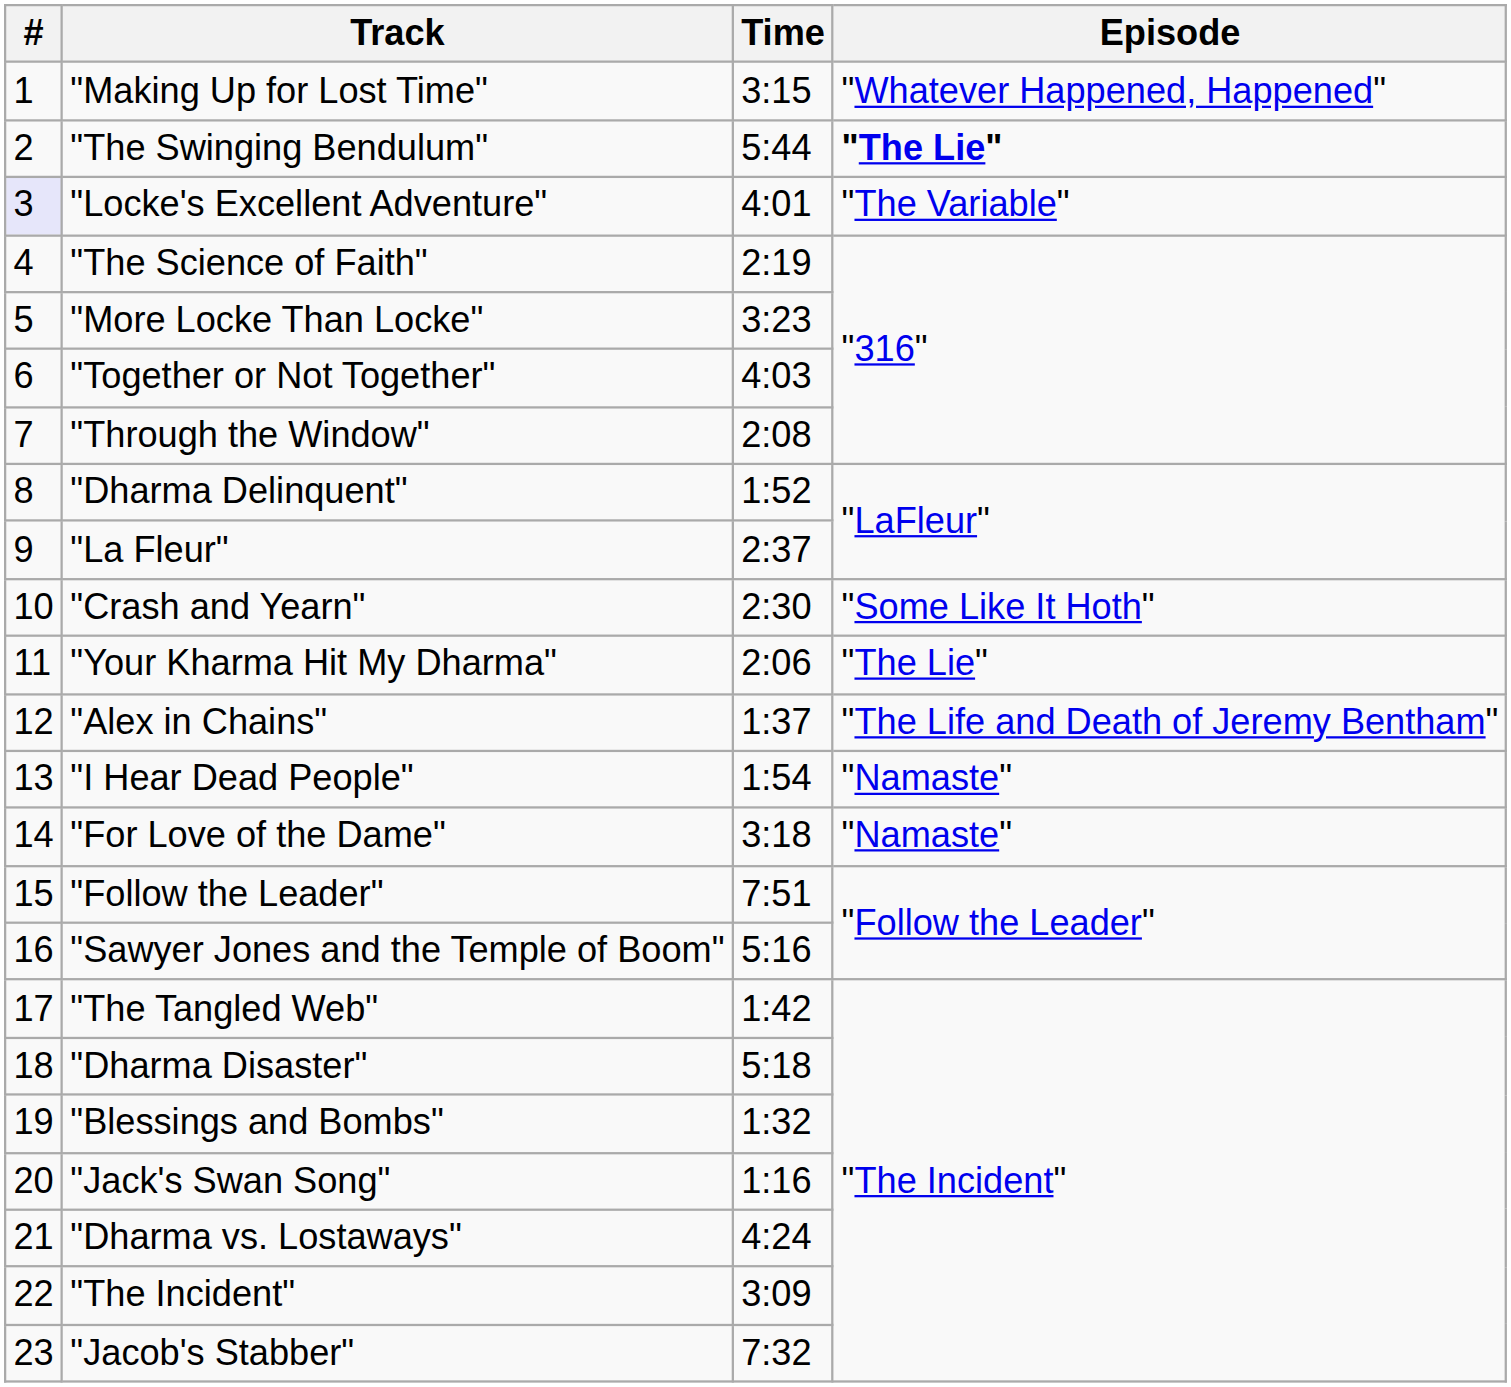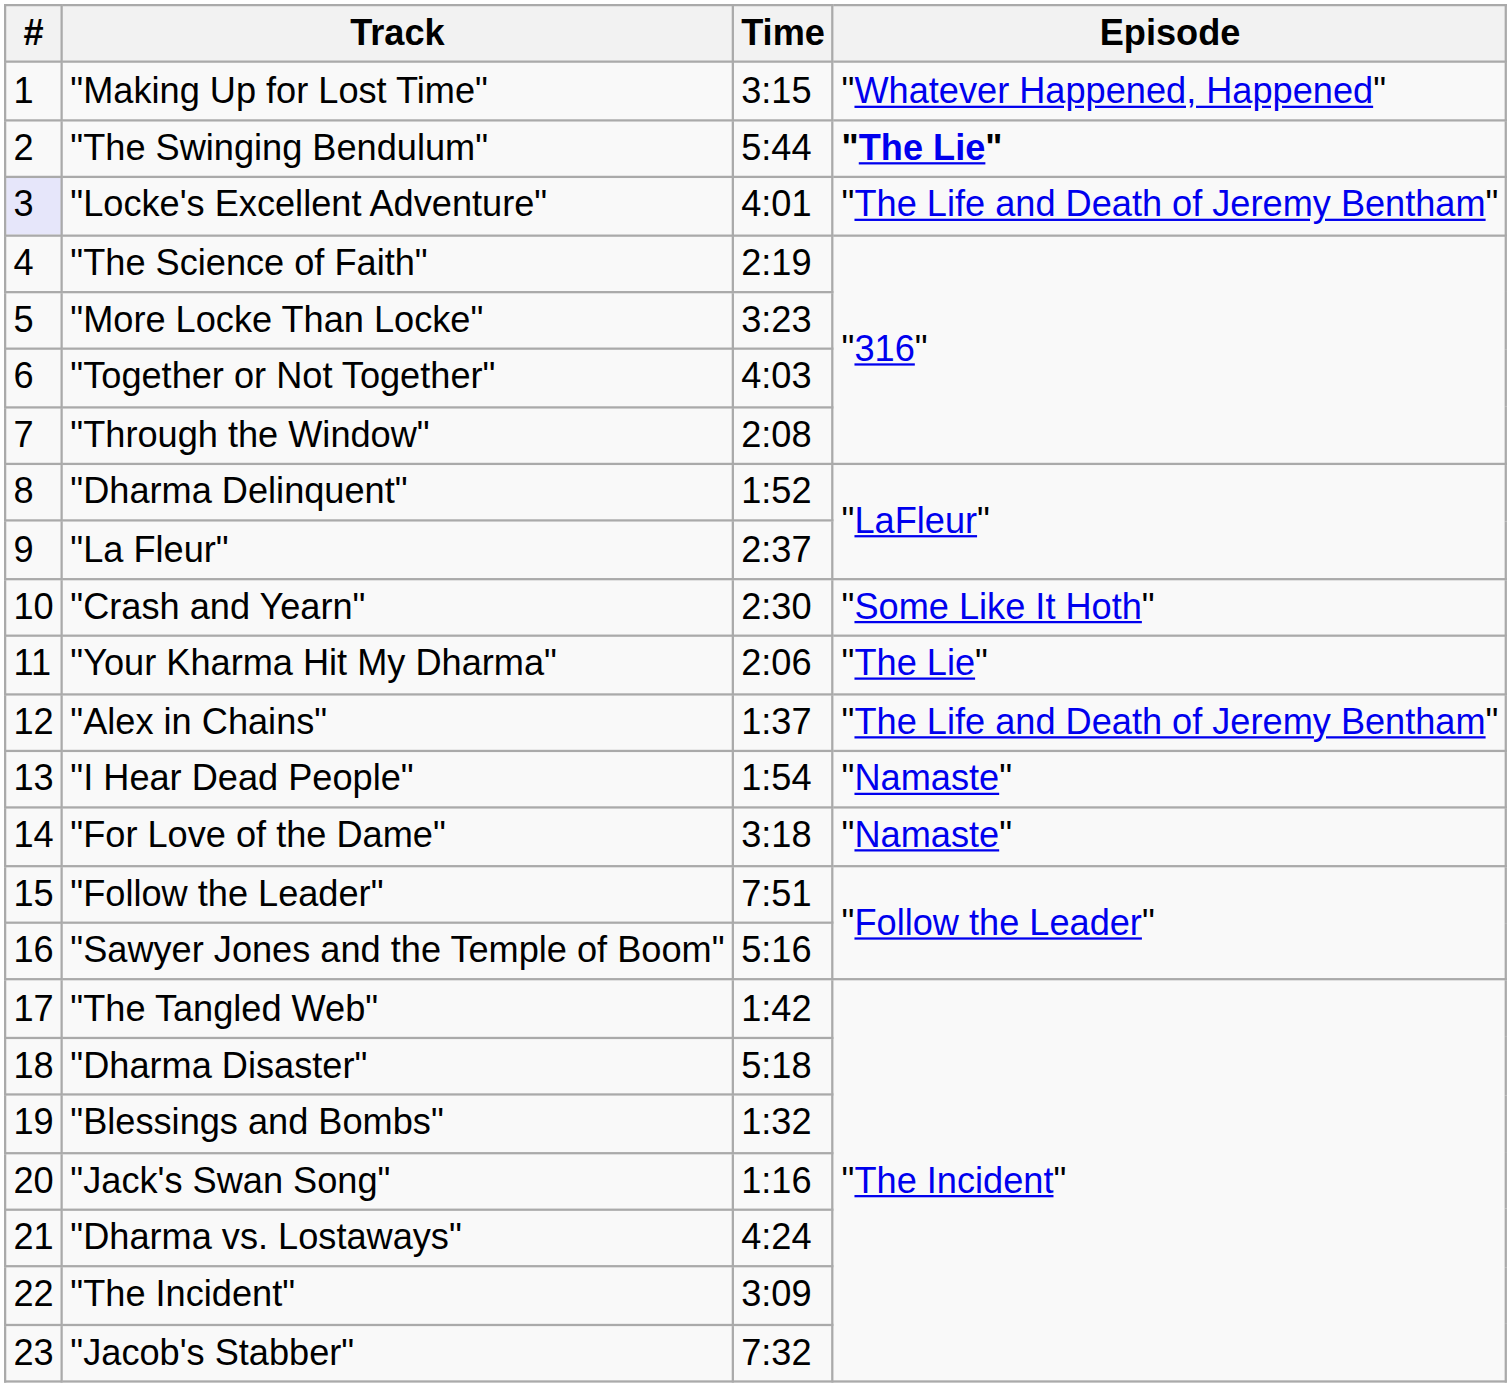(956, 205) "The Variable" -> (1170, 205) "The Life and Death of Jeremy Bentham"
